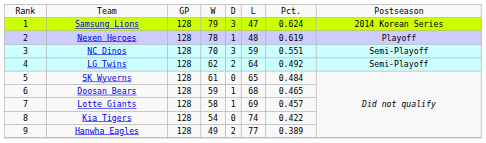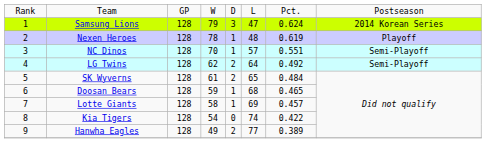(233, 51) 3 -> (233, 51) 1
(253, 51) 59 -> (253, 51) 57
(233, 78) 0 -> (233, 78) 2
